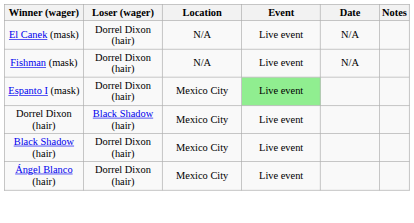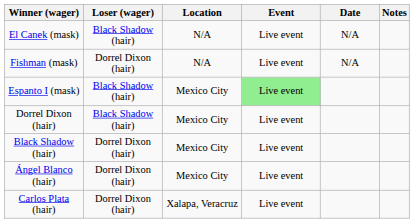(123, 35) Dorrel Dixon (hair) -> (123, 35) Black Shadow (hair)
(123, 91) Dorrel Dixon (hair) -> (123, 91) Black Shadow (hair)
+ row: (44, 204)
